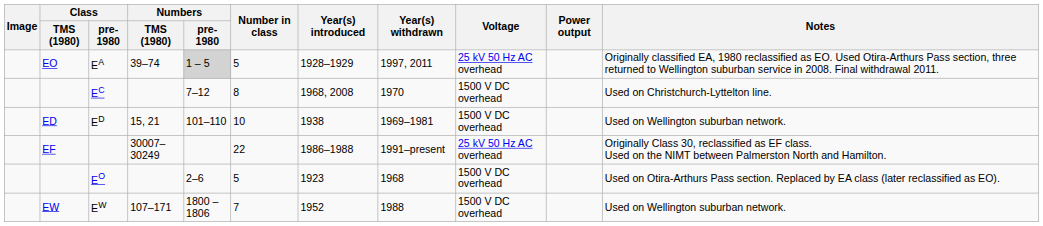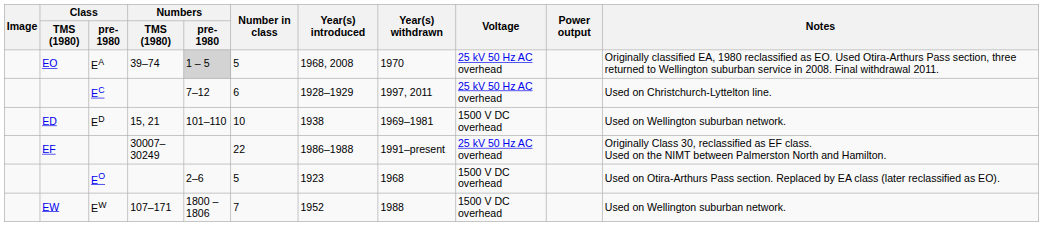(327, 64) 1928–1929 -> (327, 64) 1968, 2008
(406, 64) 1997, 2011 -> (392, 64) 1970
(236, 92) 8 -> (236, 92) 6
(327, 92) 1968, 2008 -> (327, 92) 1928–1929
(392, 92) 1970 -> (406, 92) 1997, 2011
(484, 92) 1500 V DC overhead -> (495, 92) 25 kV 50 Hz AC overhead
